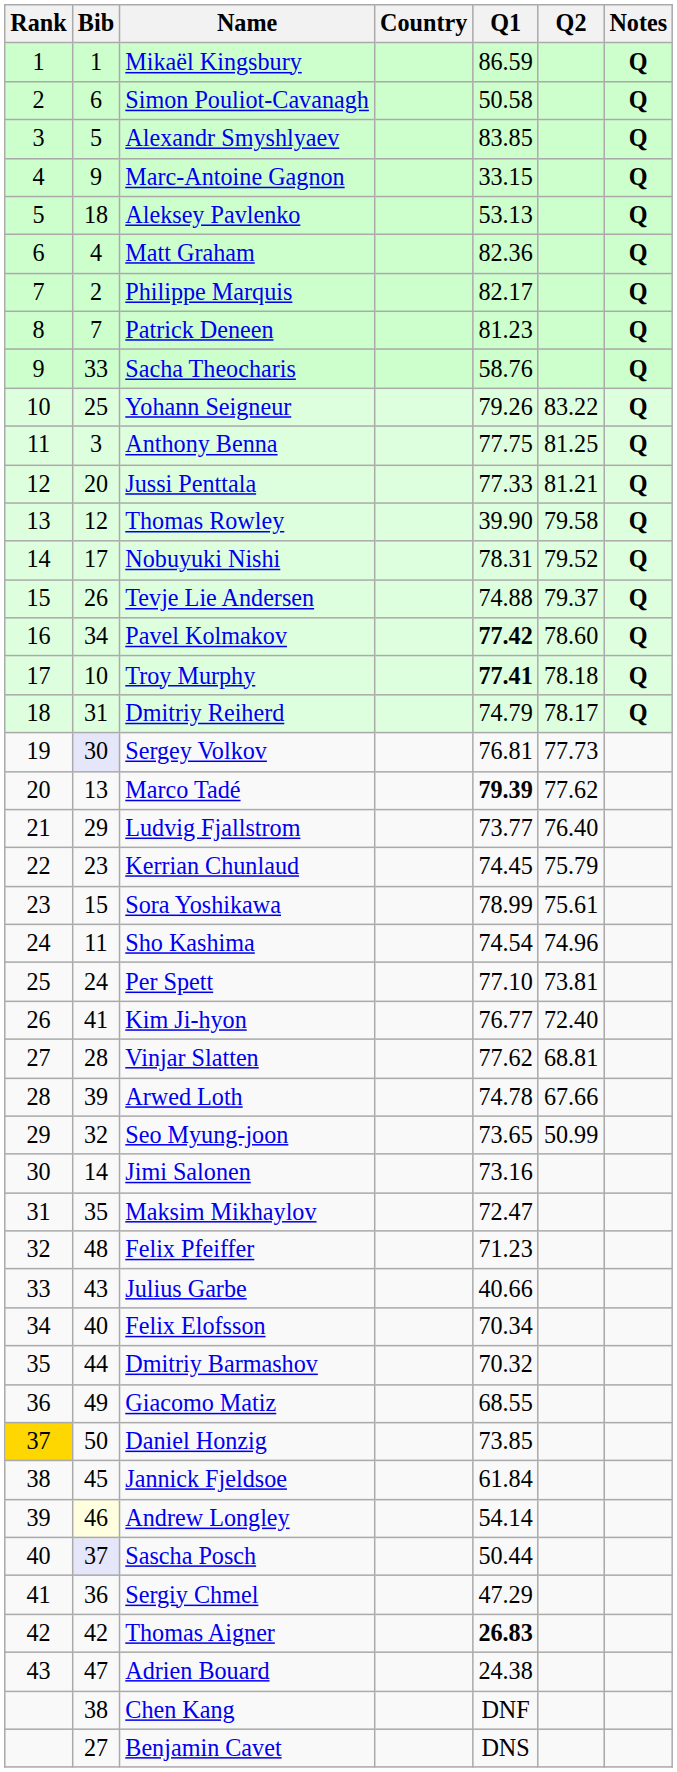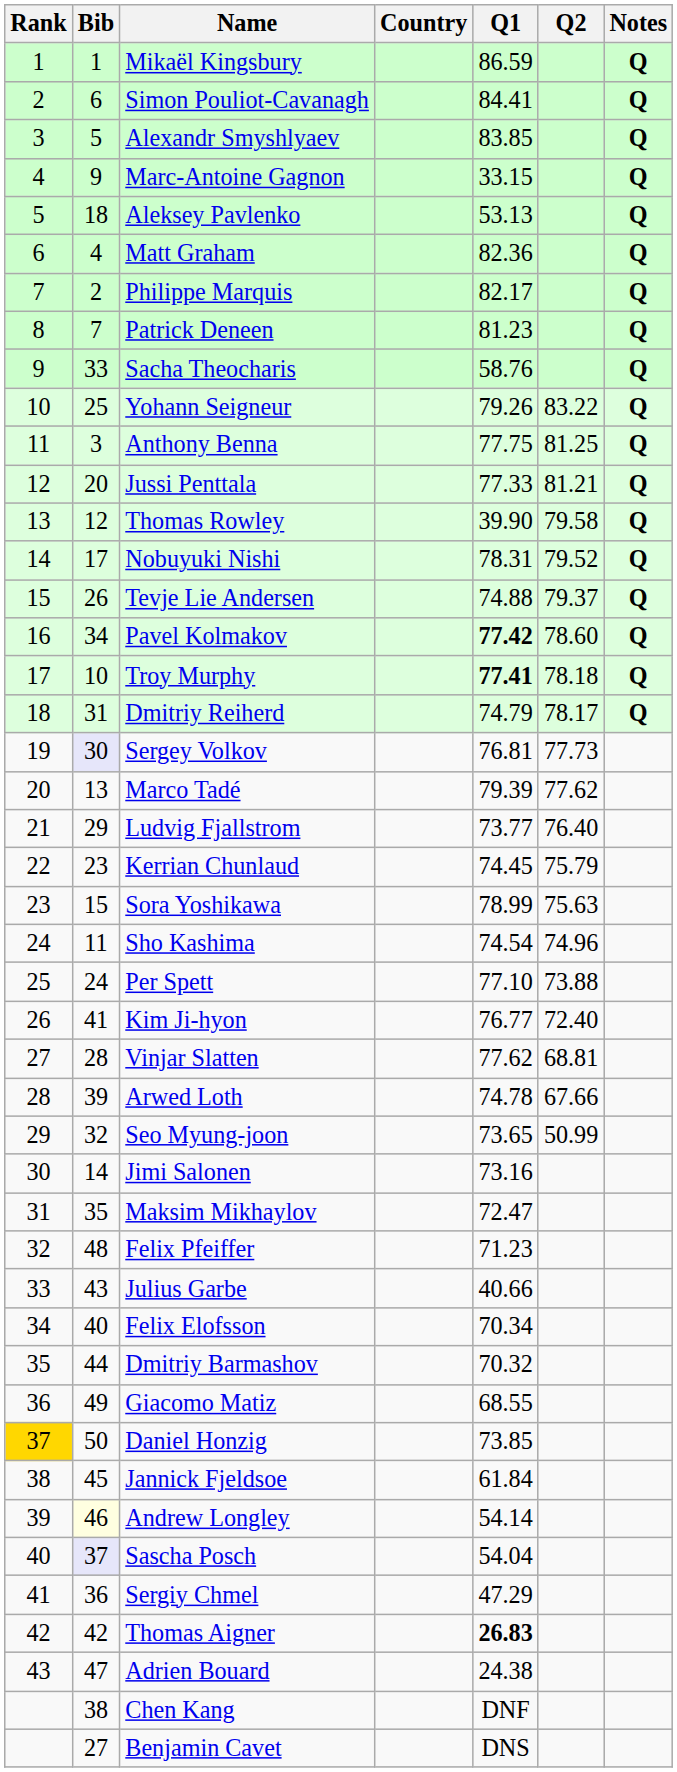(506, 100) 50.58 -> (506, 100) 84.41
(506, 789) bold -> (506, 789) normal
(571, 904) 75.61 -> (571, 904) 75.63
(571, 981) 73.81 -> (571, 981) 73.88
(506, 1556) 50.44 -> (506, 1556) 54.04
